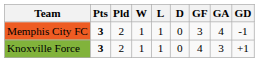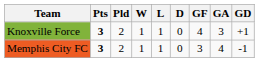rows swapped: (43, 48) <-> (47, 31)
